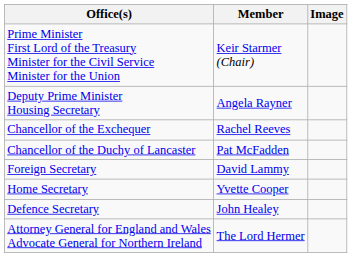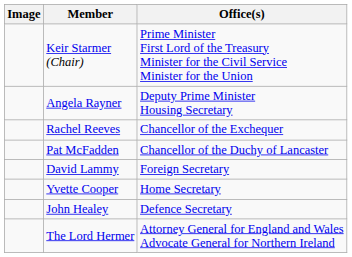columns swapped: (327, 14) <-> (109, 14)
